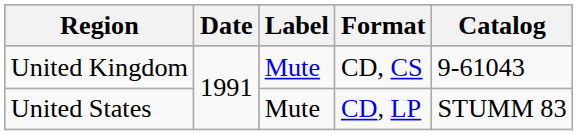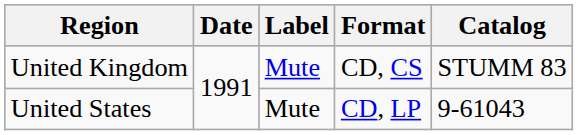(481, 66) 9-61043 -> (502, 66) STUMM 83
(502, 108) STUMM 83 -> (481, 108) 9-61043
